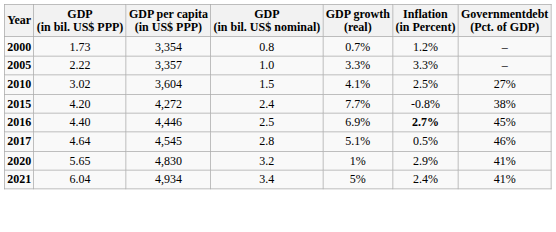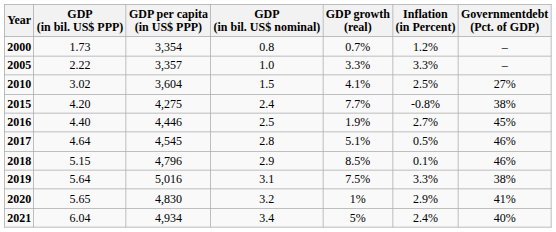(168, 103) 4,272 -> (168, 103) 4,275
(358, 122) 6.9% -> (358, 122) 1.9%
(425, 122) bold -> (425, 122) normal
+ row: (19, 160)
+ row: (19, 179)
(505, 179) 41% -> (505, 217) 40%
